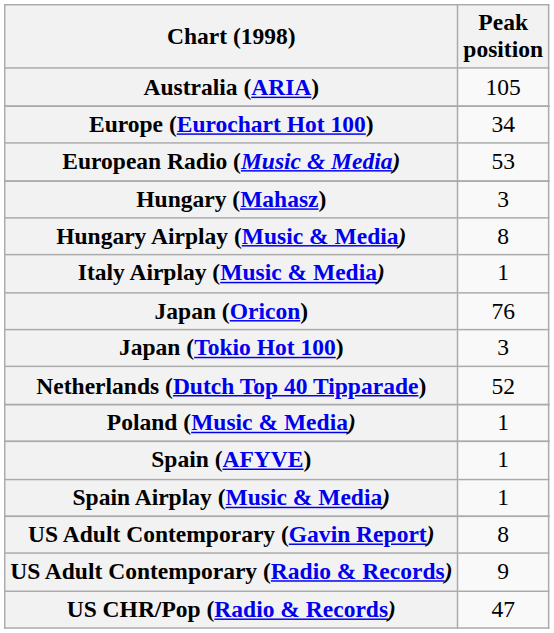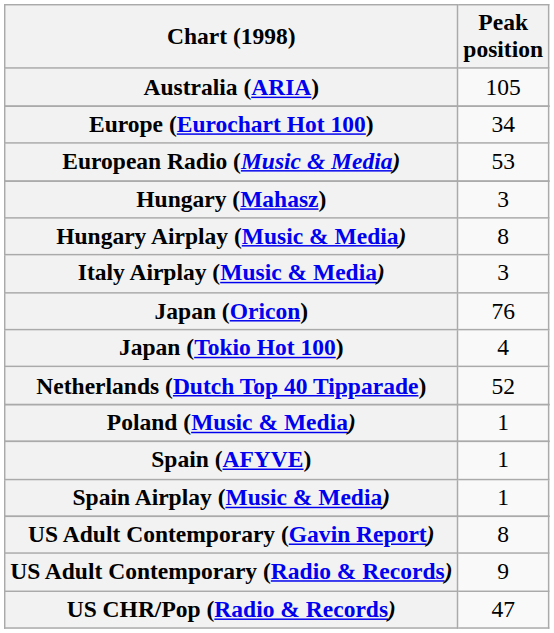(503, 273) 1 -> (503, 273) 3
(503, 348) 3 -> (503, 348) 4
